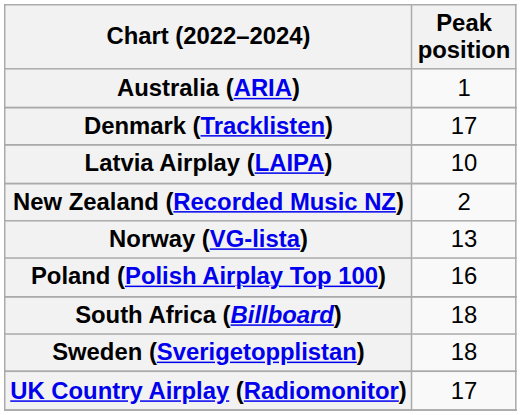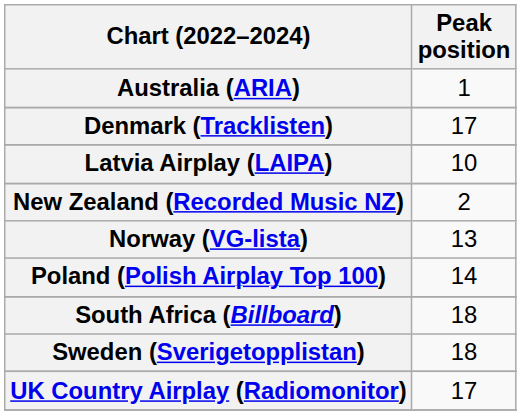(464, 277) 16 -> (464, 277) 14
